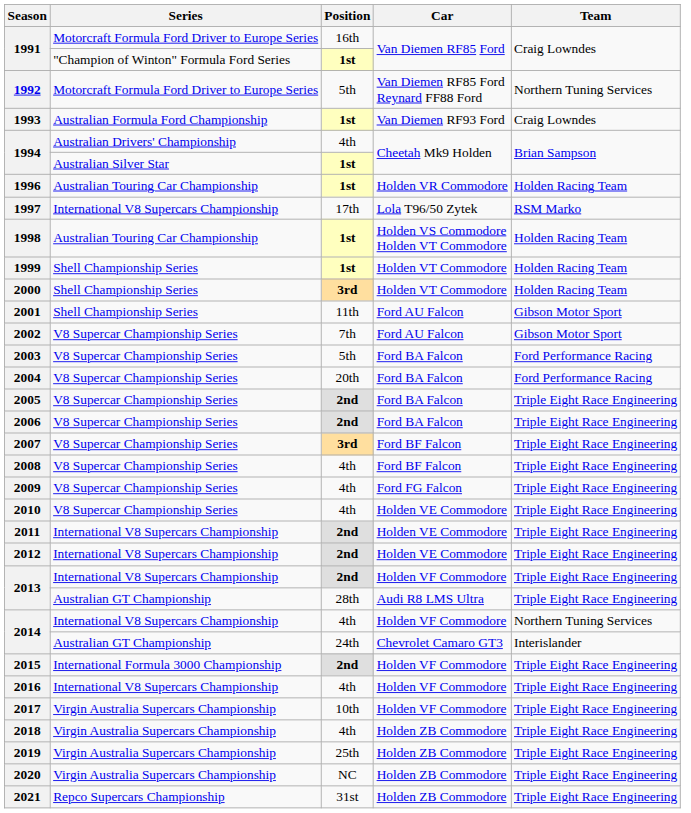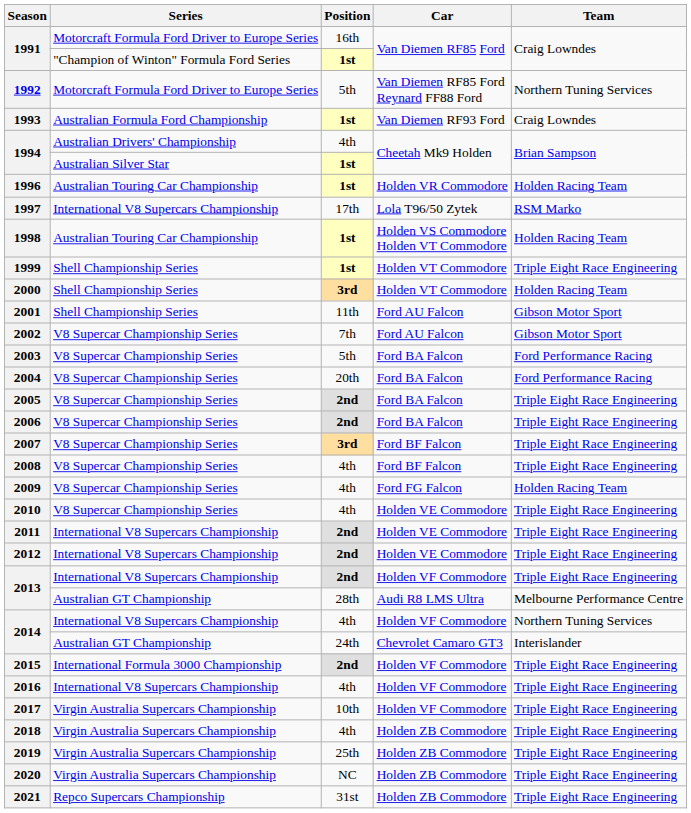(571, 267) Holden Racing Team -> (596, 267) Triple Eight Race Engineering
(596, 488) Triple Eight Race Engineering -> (571, 488) Holden Racing Team
(596, 598) Triple Eight Race Engineering -> (599, 598) Melbourne Performance Centre
